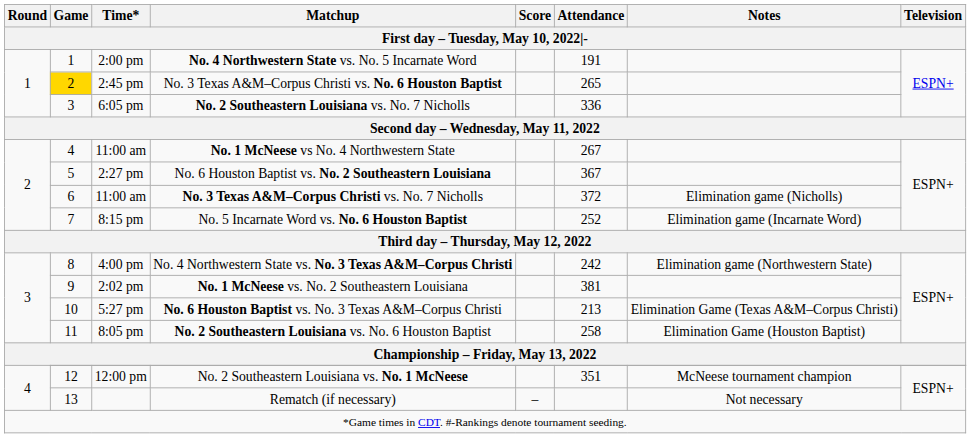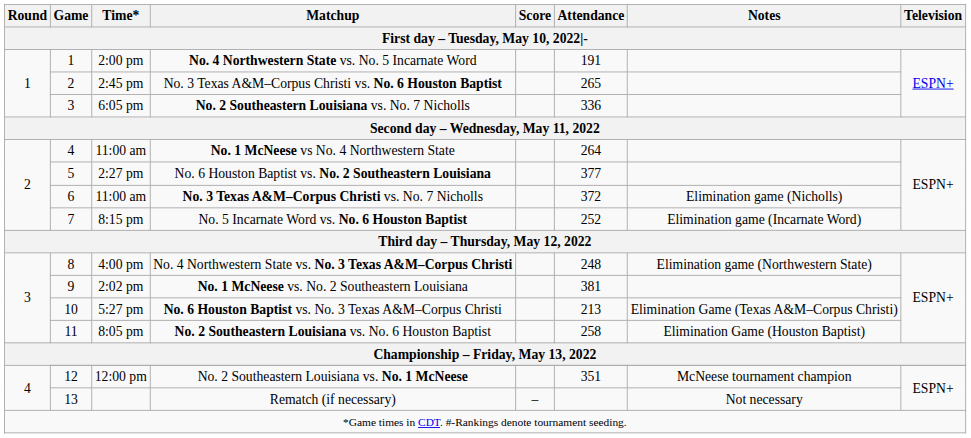(71, 83) gold background -> (71, 83) no background
(591, 151) 267 -> (591, 151) 264
(591, 173) 367 -> (591, 173) 377
(591, 264) 242 -> (591, 264) 248
